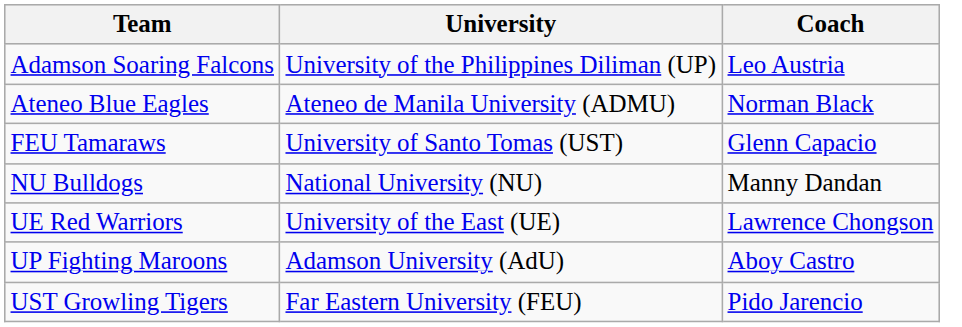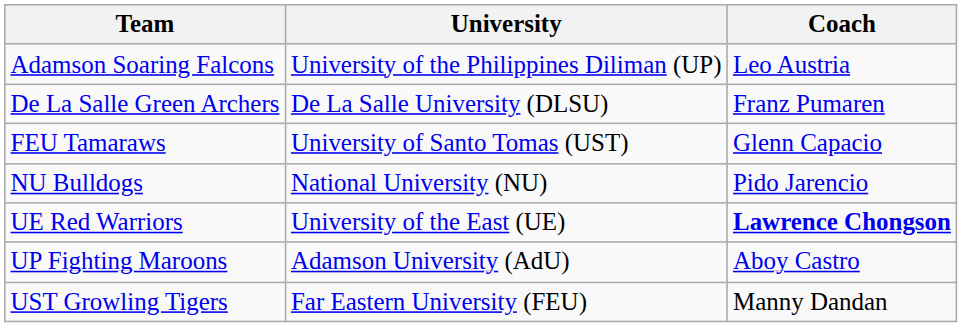- row: (110, 103)
+ row: (145, 103)
(805, 182) Manny Dandan -> (801, 182) Pido Jarencio
(830, 222) normal -> (842, 222) bold
(795, 301) Pido Jarencio -> (810, 301) Manny Dandan
